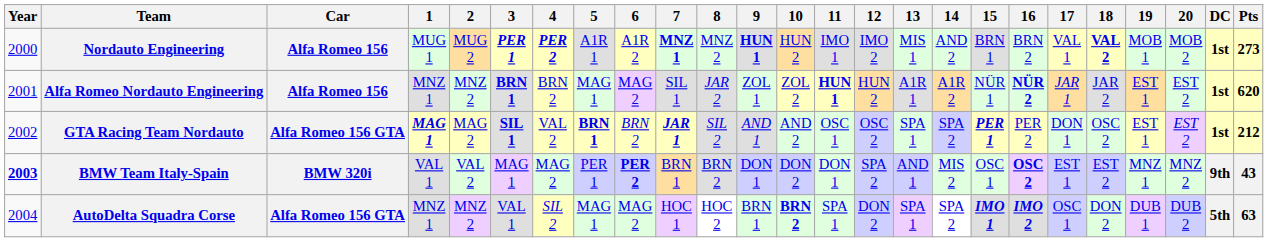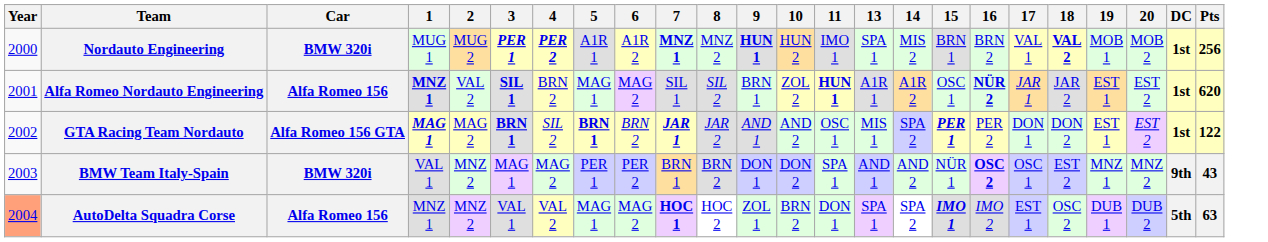- column: (874, 16)
(338, 49) Alfa Romeo 156 -> (338, 49) BMW 320i
(913, 49) MIS 1 -> (874, 49) SPA 1
(951, 49) AND 2 -> (913, 49) MIS 2
(1249, 49) 273 -> (1210, 49) 256
(429, 90) normal -> (429, 90) bold
(470, 90) MNZ 2 -> (470, 90) VAL 2
(512, 90) BRN 1 -> (512, 90) SIL 1
(717, 90) JAR 2 -> (717, 90) SIL 2
(756, 90) ZOL 1 -> (756, 90) BRN 1
(990, 90) NÜR 1 -> (951, 90) OSC 1
(512, 132) SIL 1 -> (512, 132) BRN 1
(553, 132) VAL 2 -> (553, 132) SIL 2
(717, 132) SIL 2 -> (717, 132) JAR 2
(913, 132) SPA 1 -> (874, 132) MIS 1
(1106, 132) OSC 2 -> (1067, 132) DON 2
(1249, 132) 212 -> (1210, 132) 122
(23, 173) bold -> (23, 173) normal
(470, 173) VAL 2 -> (470, 173) MNZ 2
(635, 173) bold -> (635, 173) normal
(835, 173) DON 1 -> (835, 173) SPA 1
(951, 173) MIS 2 -> (913, 173) AND 2
(990, 173) OSC 1 -> (951, 173) NÜR 1
(1067, 173) EST 1 -> (1028, 173) OSC 1
(23, 215) no background -> (23, 215) lightsalmon background
(338, 215) Alfa Romeo 156 GTA -> (338, 215) Alfa Romeo 156
(553, 215) SIL 2 -> (553, 215) VAL 2
(676, 215) normal -> (676, 215) bold
(756, 215) BRN 1 -> (756, 215) ZOL 1
(796, 215) bold -> (796, 215) normal
(835, 215) SPA 1 -> (835, 215) DON 1
(1028, 215) bold -> (989, 215) normal
(1067, 215) OSC 1 -> (1028, 215) EST 1
(1106, 215) DON 2 -> (1067, 215) OSC 2
